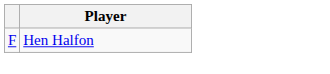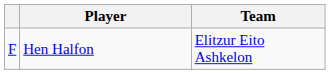+ column: (258, 16)
